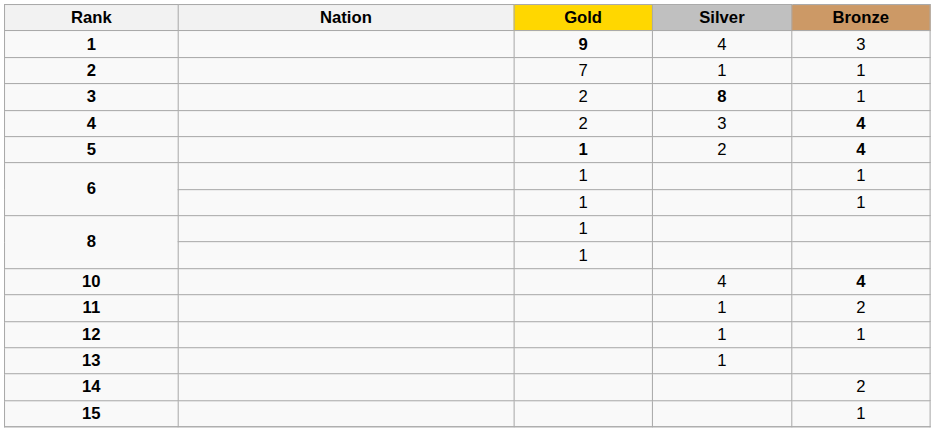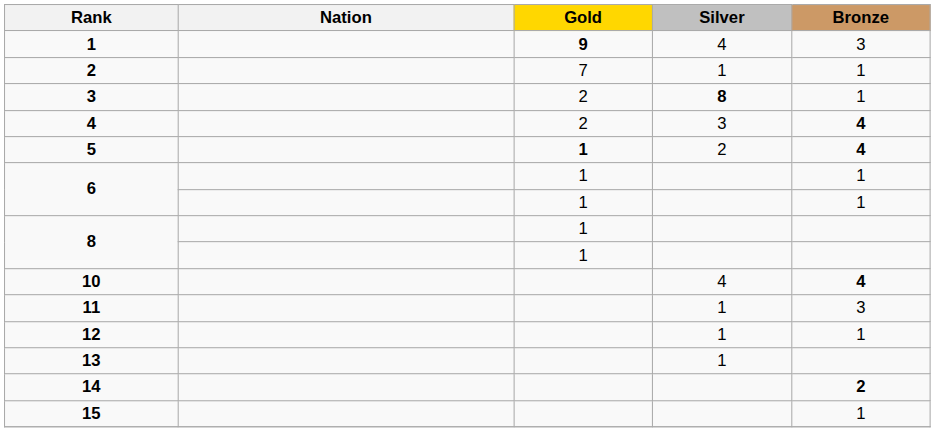(861, 307) 2 -> (861, 307) 3
(861, 387) normal -> (861, 387) bold
